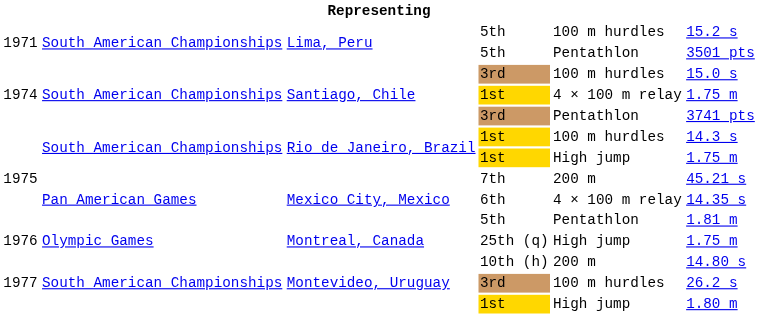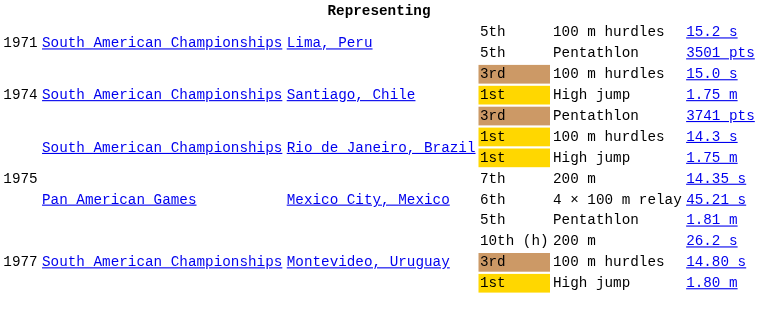(617, 95) 4 × 100 m relay -> (592, 95) High jump
(716, 179) 45.21 s -> (716, 179) 14.35 s
(716, 200) 14.35 s -> (716, 200) 45.21 s
- row: (355, 241)
(716, 262) 14.80 s -> (712, 241) 26.2 s
(712, 283) 26.2 s -> (716, 262) 14.80 s
